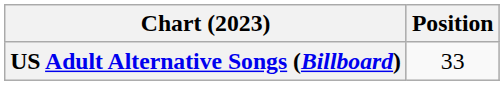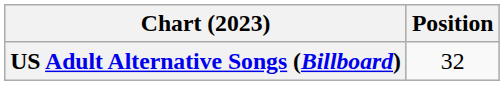(453, 60) 33 -> (453, 60) 32
